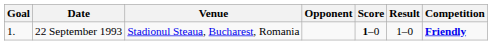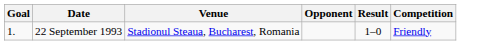- column: (371, 13)
(446, 31) bold -> (412, 31) normal
